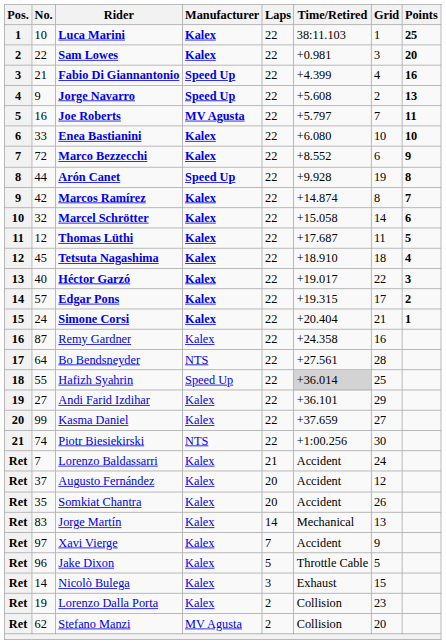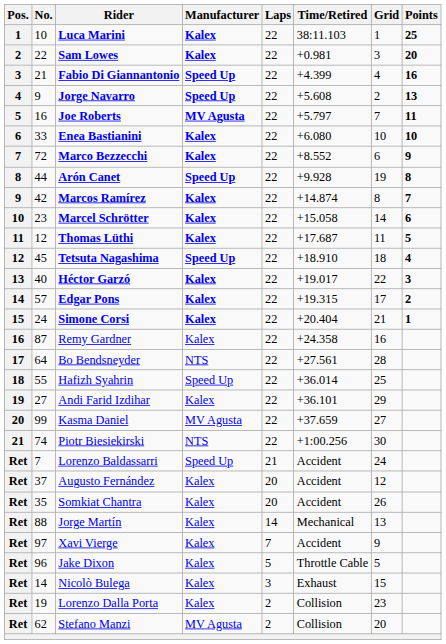(41, 217) 32 -> (41, 217) 23
(200, 258) Kalex -> (210, 258) Speed Up
(317, 380) lightgrey background -> (317, 380) no background
(200, 420) Kalex -> (213, 420) MV Agusta
(200, 461) Kalex -> (209, 461) Speed Up
(41, 522) 83 -> (41, 522) 88
